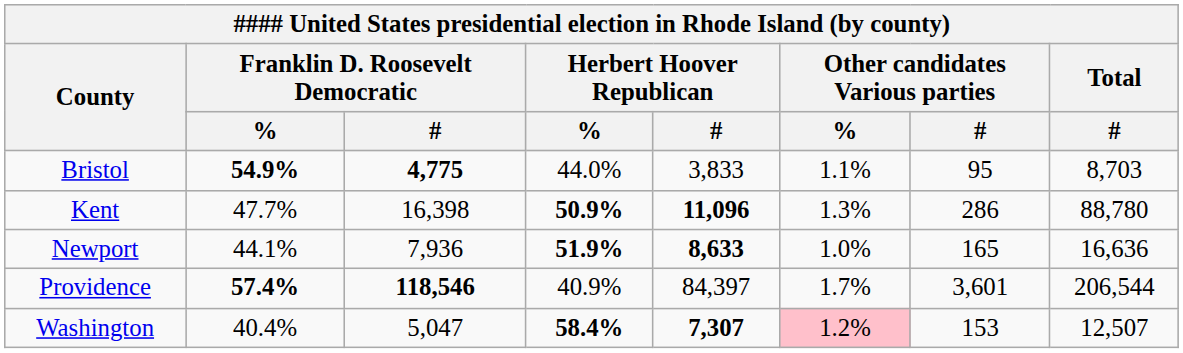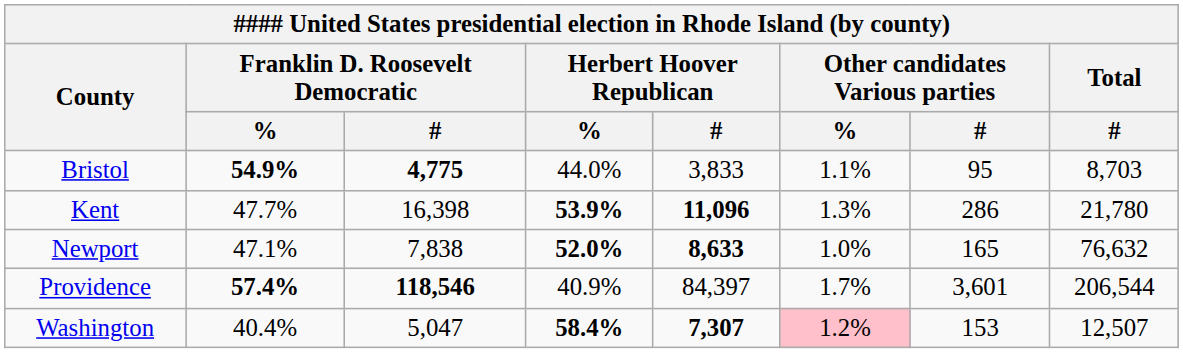(589, 209) 50.9% -> (589, 209) 53.9%
(1114, 209) 88,780 -> (1114, 209) 21,780
(265, 248) 44.1% -> (265, 248) 47.1%
(435, 248) 7,936 -> (435, 248) 7,838
(589, 248) 51.9% -> (589, 248) 52.0%
(1114, 248) 16,636 -> (1114, 248) 76,632
